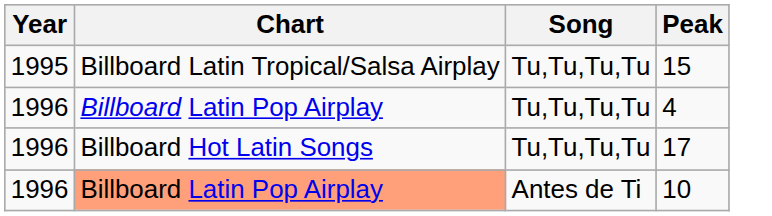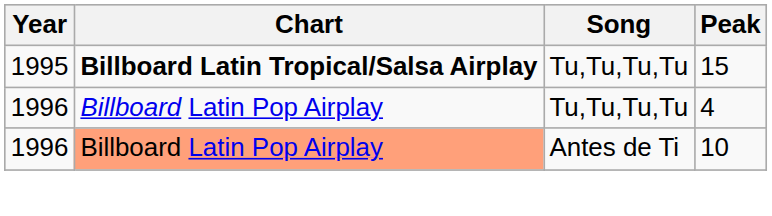(290, 66) normal -> (309, 66) bold
- row: (677, 148)
